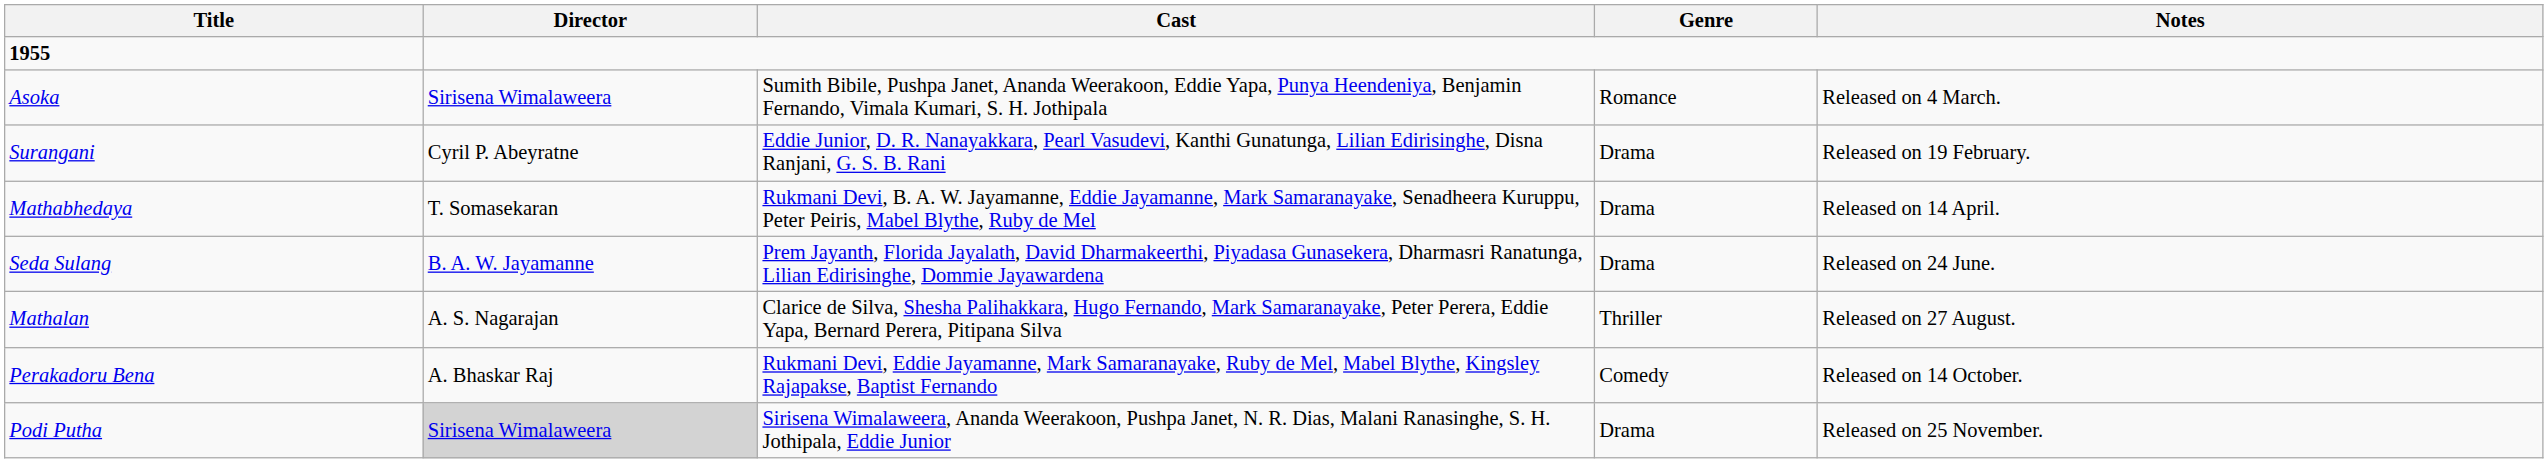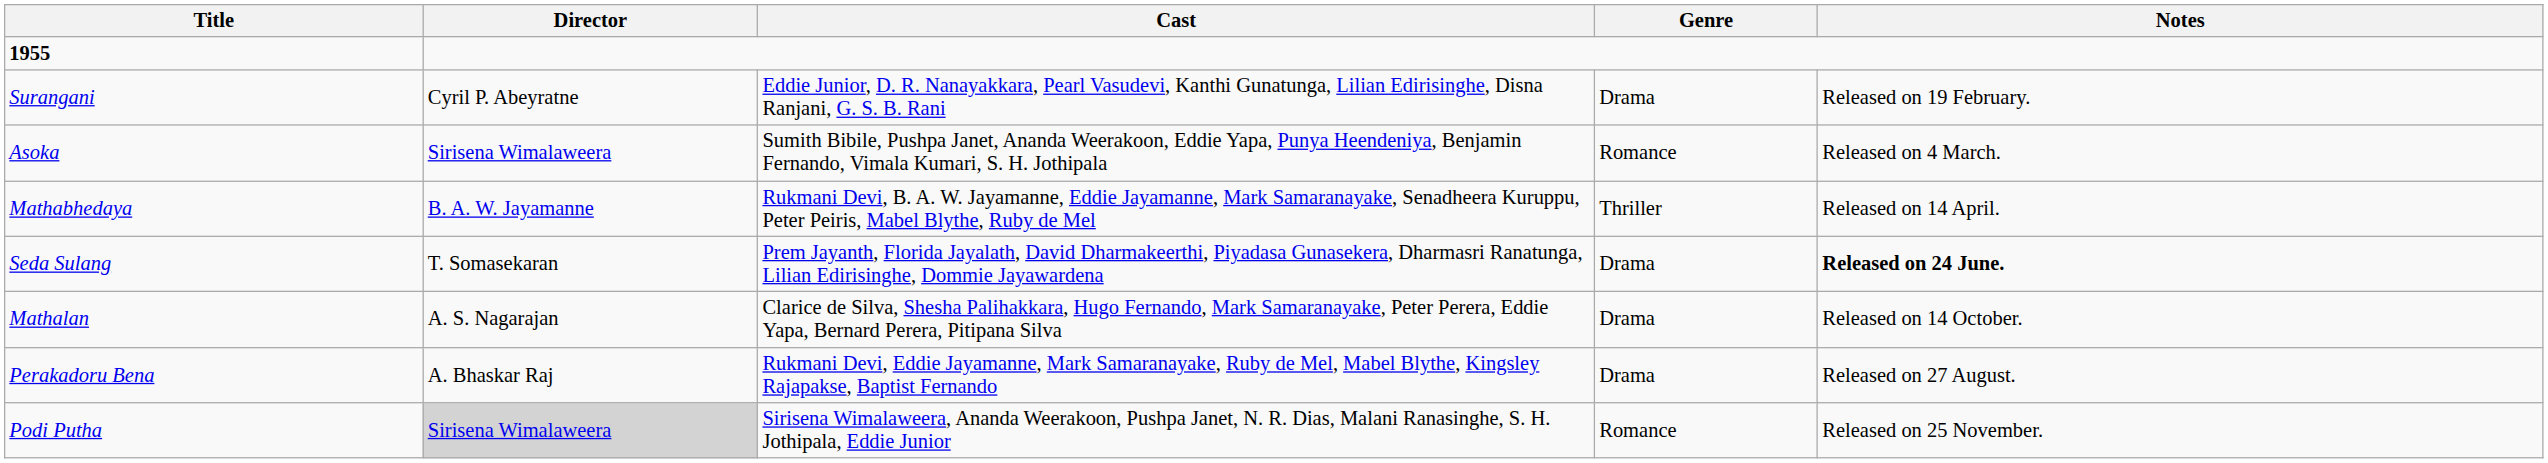rows swapped: (52, 152) <-> (34, 97)
(493, 208) T. Somasekaran -> (511, 208) B. A. W. Jayamanne
(1627, 208) Drama -> (1630, 208) Thriller
(511, 263) B. A. W. Jayamanne -> (493, 263) T. Somasekaran
(1909, 263) normal -> (1913, 263) bold
(1630, 319) Thriller -> (1627, 319) Drama
(1919, 319) Released on 27 August. -> (1922, 319) Released on 14 October.
(1634, 374) Comedy -> (1627, 374) Drama
(1922, 374) Released on 14 October. -> (1919, 374) Released on 27 August.
(1627, 430) Drama -> (1638, 430) Romance
